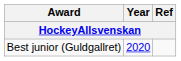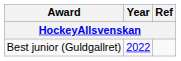(138, 47) 2020 -> (138, 47) 2022
